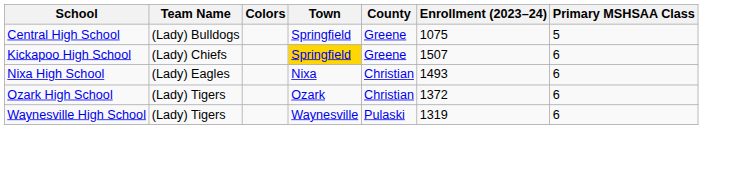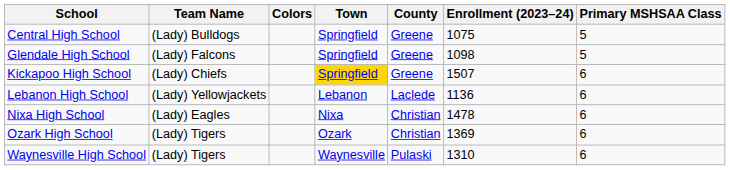+ row: (68, 54)
+ row: (68, 94)
(434, 74) 1493 -> (461, 114) 1478
(434, 94) 1372 -> (461, 134) 1369
(434, 114) 1319 -> (461, 154) 1310
